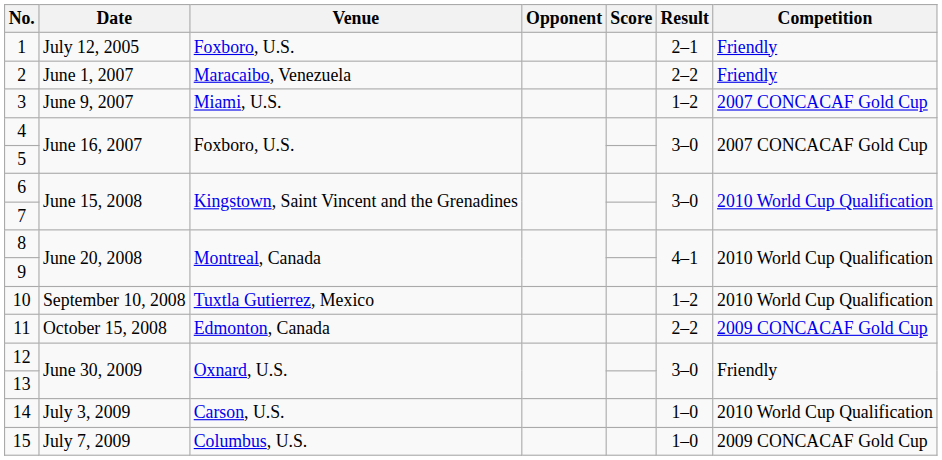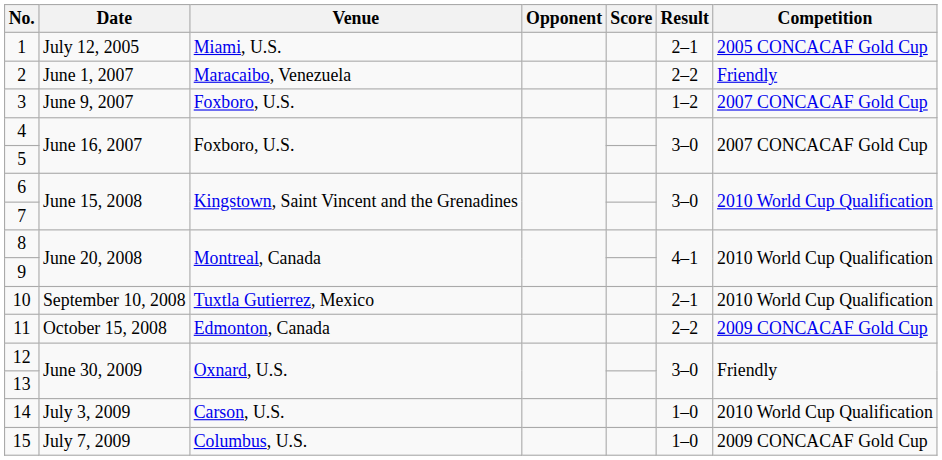(244, 46) Foxboro, U.S. -> (238, 46) Miami, U.S.
(747, 46) Friendly -> (822, 46) 2005 CONCACAF Gold Cup
(238, 103) Miami, U.S. -> (244, 103) Foxboro, U.S.
(685, 300) 1–2 -> (685, 300) 2–1
